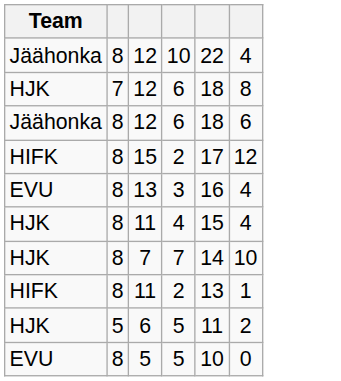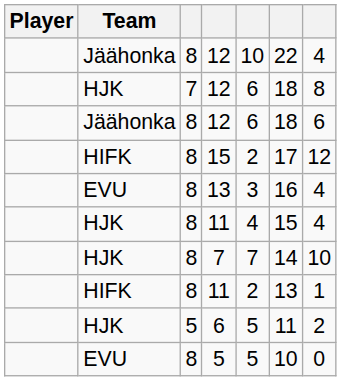+ column: (42, 21)
